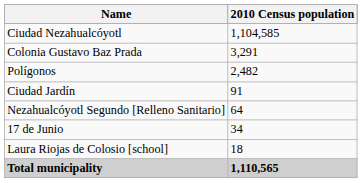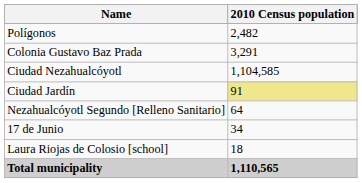rows swapped: (64, 33) <-> (32, 71)
(237, 91) no background -> (237, 91) khaki background
